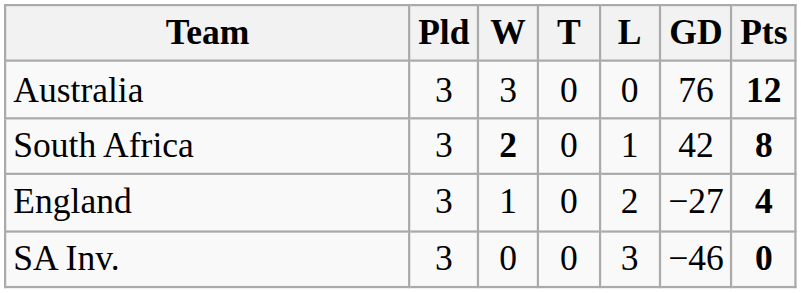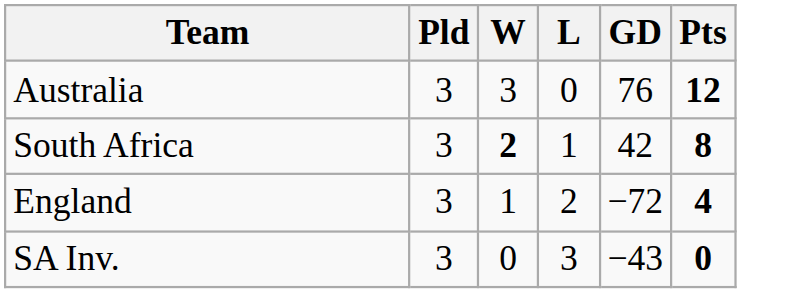- column: (569, 32)
(696, 201) −27 -> (635, 201) −72
(696, 257) −46 -> (635, 257) −43
